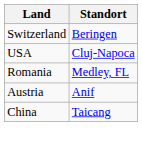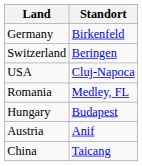+ row: (30, 33)
+ row: (29, 111)
